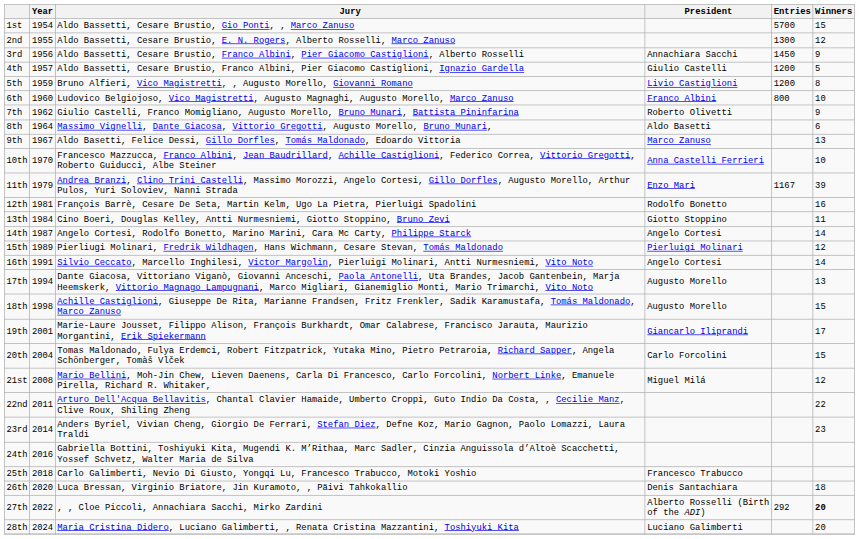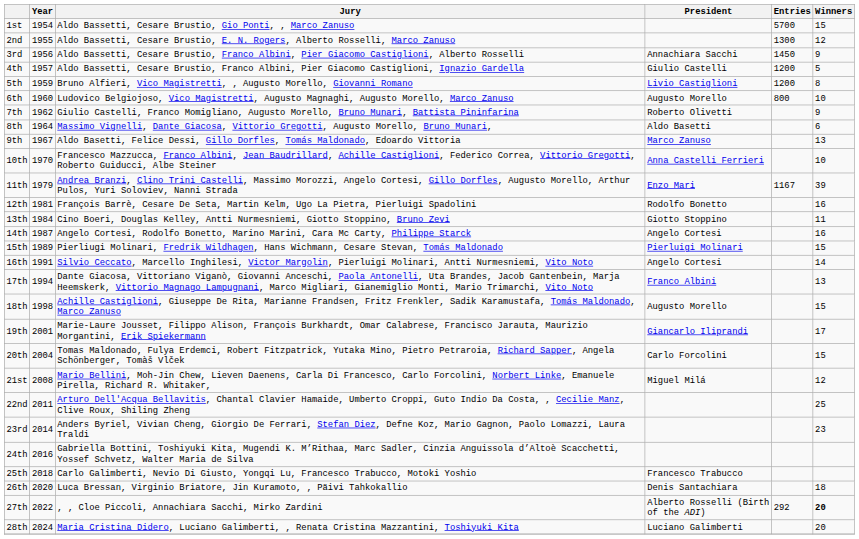(682, 98) Franco Albini -> (687, 98) Augusto Morello
(820, 234) 14 -> (820, 234) 16
(820, 248) 12 -> (820, 248) 15
(687, 282) Augusto Morello -> (682, 282) Franco Albini
(820, 405) 22 -> (820, 405) 25
